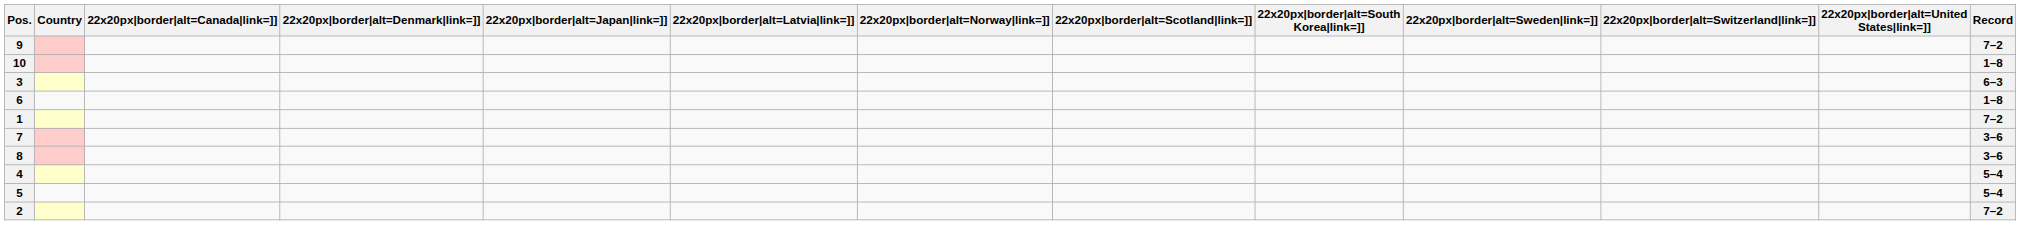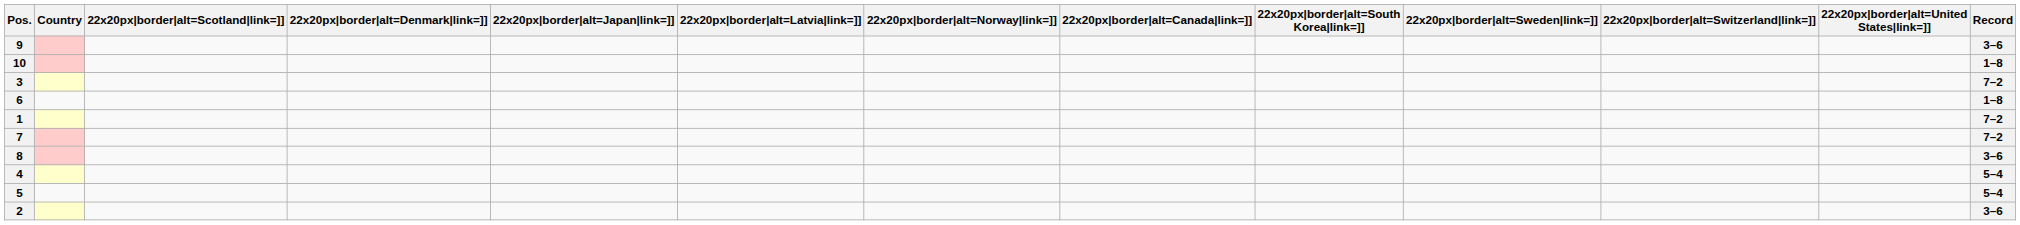columns swapped: (182, 20) <-> (1154, 20)
(1993, 45) 7–2 -> (1993, 45) 3–6
(1993, 82) 6–3 -> (1993, 82) 7–2
(1993, 138) 3–6 -> (1993, 138) 7–2
(1993, 211) 7–2 -> (1993, 211) 3–6
